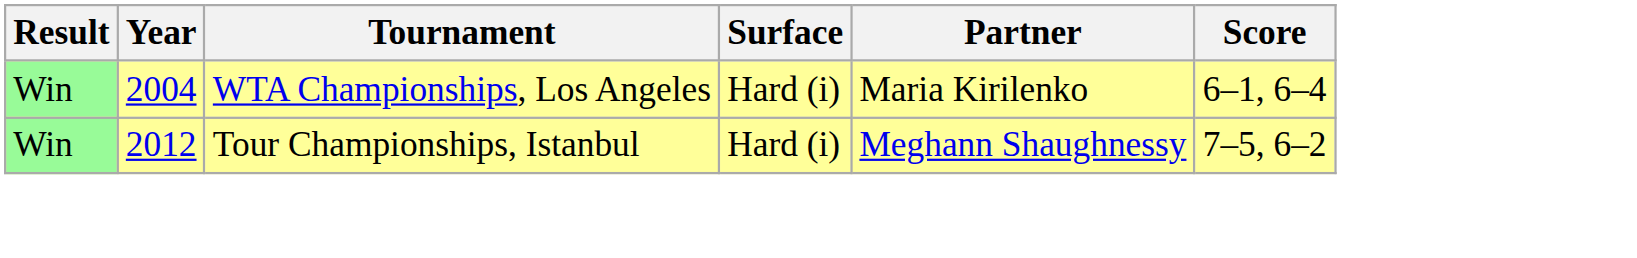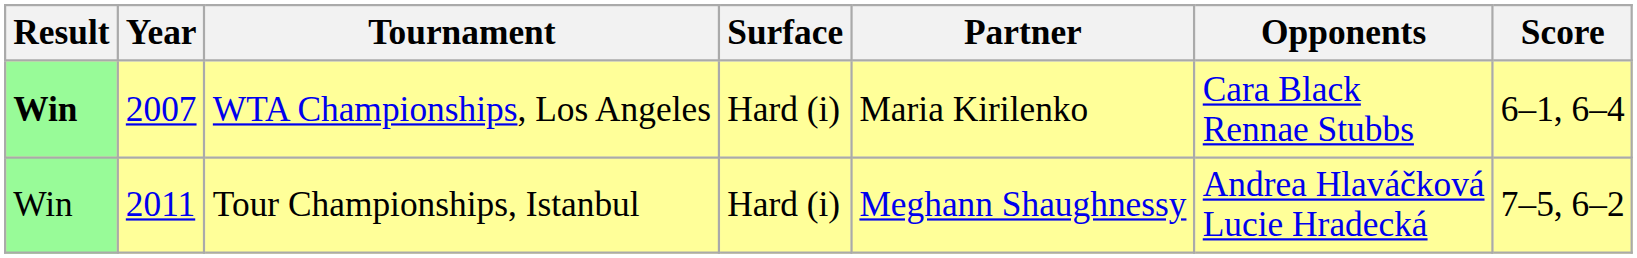+ column: (1344, 32)
(43, 88) normal -> (45, 108) bold
(161, 88) 2004 -> (161, 108) 2007
(161, 144) 2012 -> (161, 204) 2011
